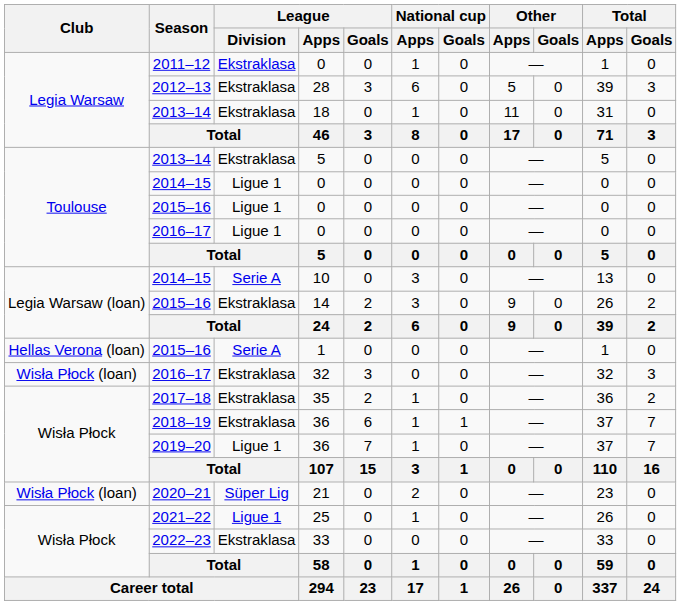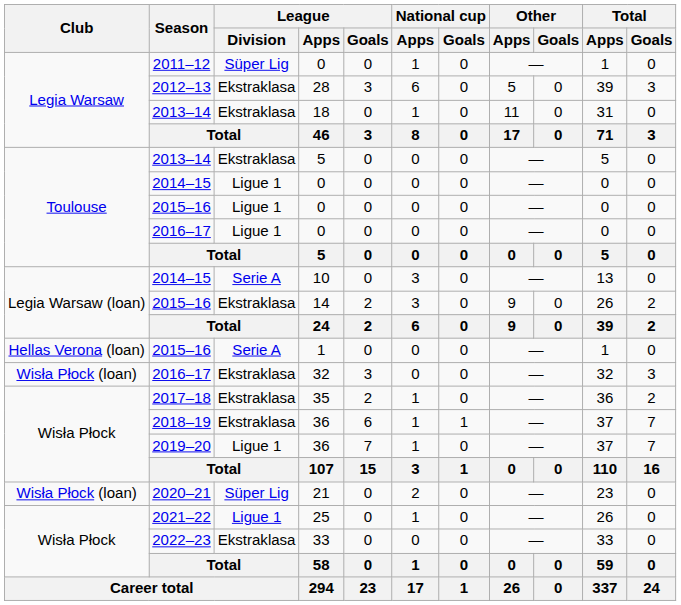(257, 64) Ekstraklasa -> (257, 64) Süper Lig
